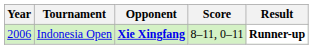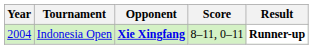(19, 34) 2006 -> (19, 34) 2004
